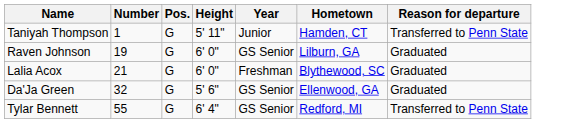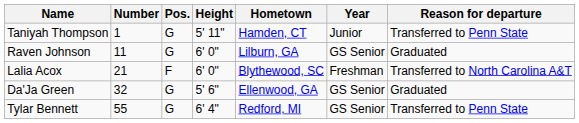columns swapped: (266, 14) <-> (342, 14)
(121, 52) 19 -> (120, 52) 11
(169, 71) G -> (168, 71) F
(419, 71) Graduated -> (481, 71) Transferred to North Carolina A&T
